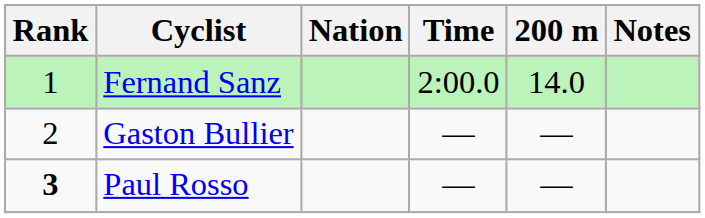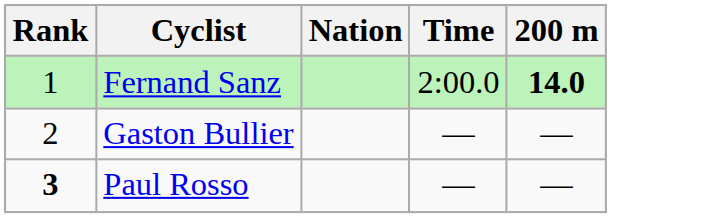- column: (652, 30)
(556, 81) normal -> (556, 81) bold
